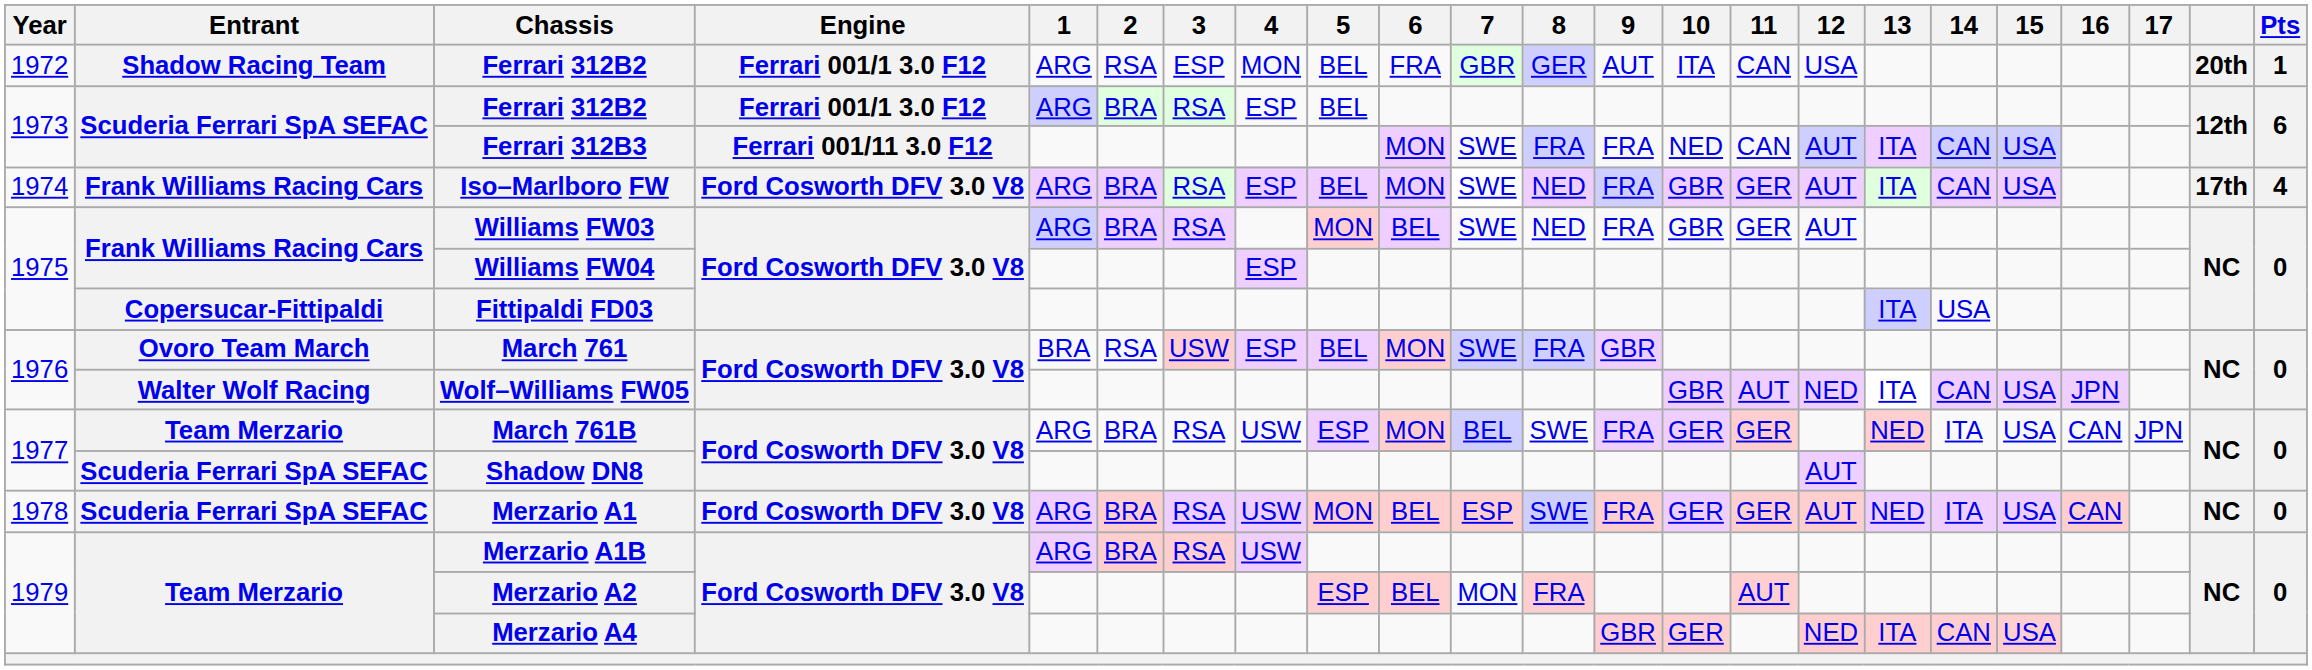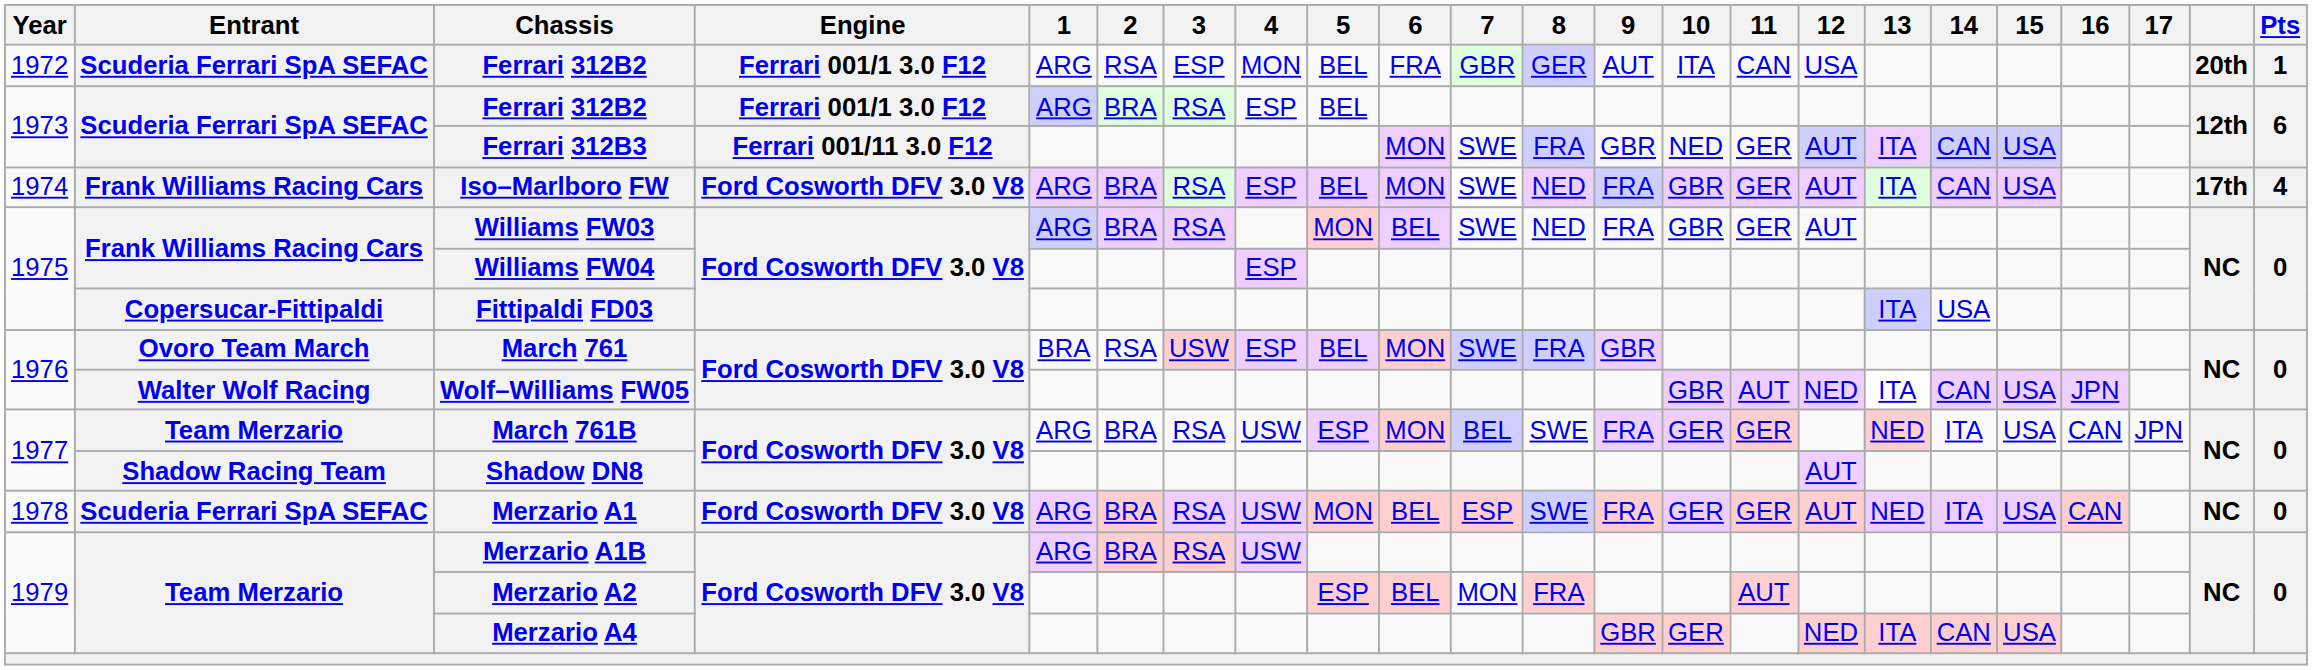(254, 65) Shadow Racing Team -> (254, 65) Scuderia Ferrari SpA SEFAC
(1628, 146) FRA -> (1628, 146) GBR
(1764, 146) CAN -> (1764, 146) GER
(254, 470) Scuderia Ferrari SpA SEFAC -> (254, 470) Shadow Racing Team
